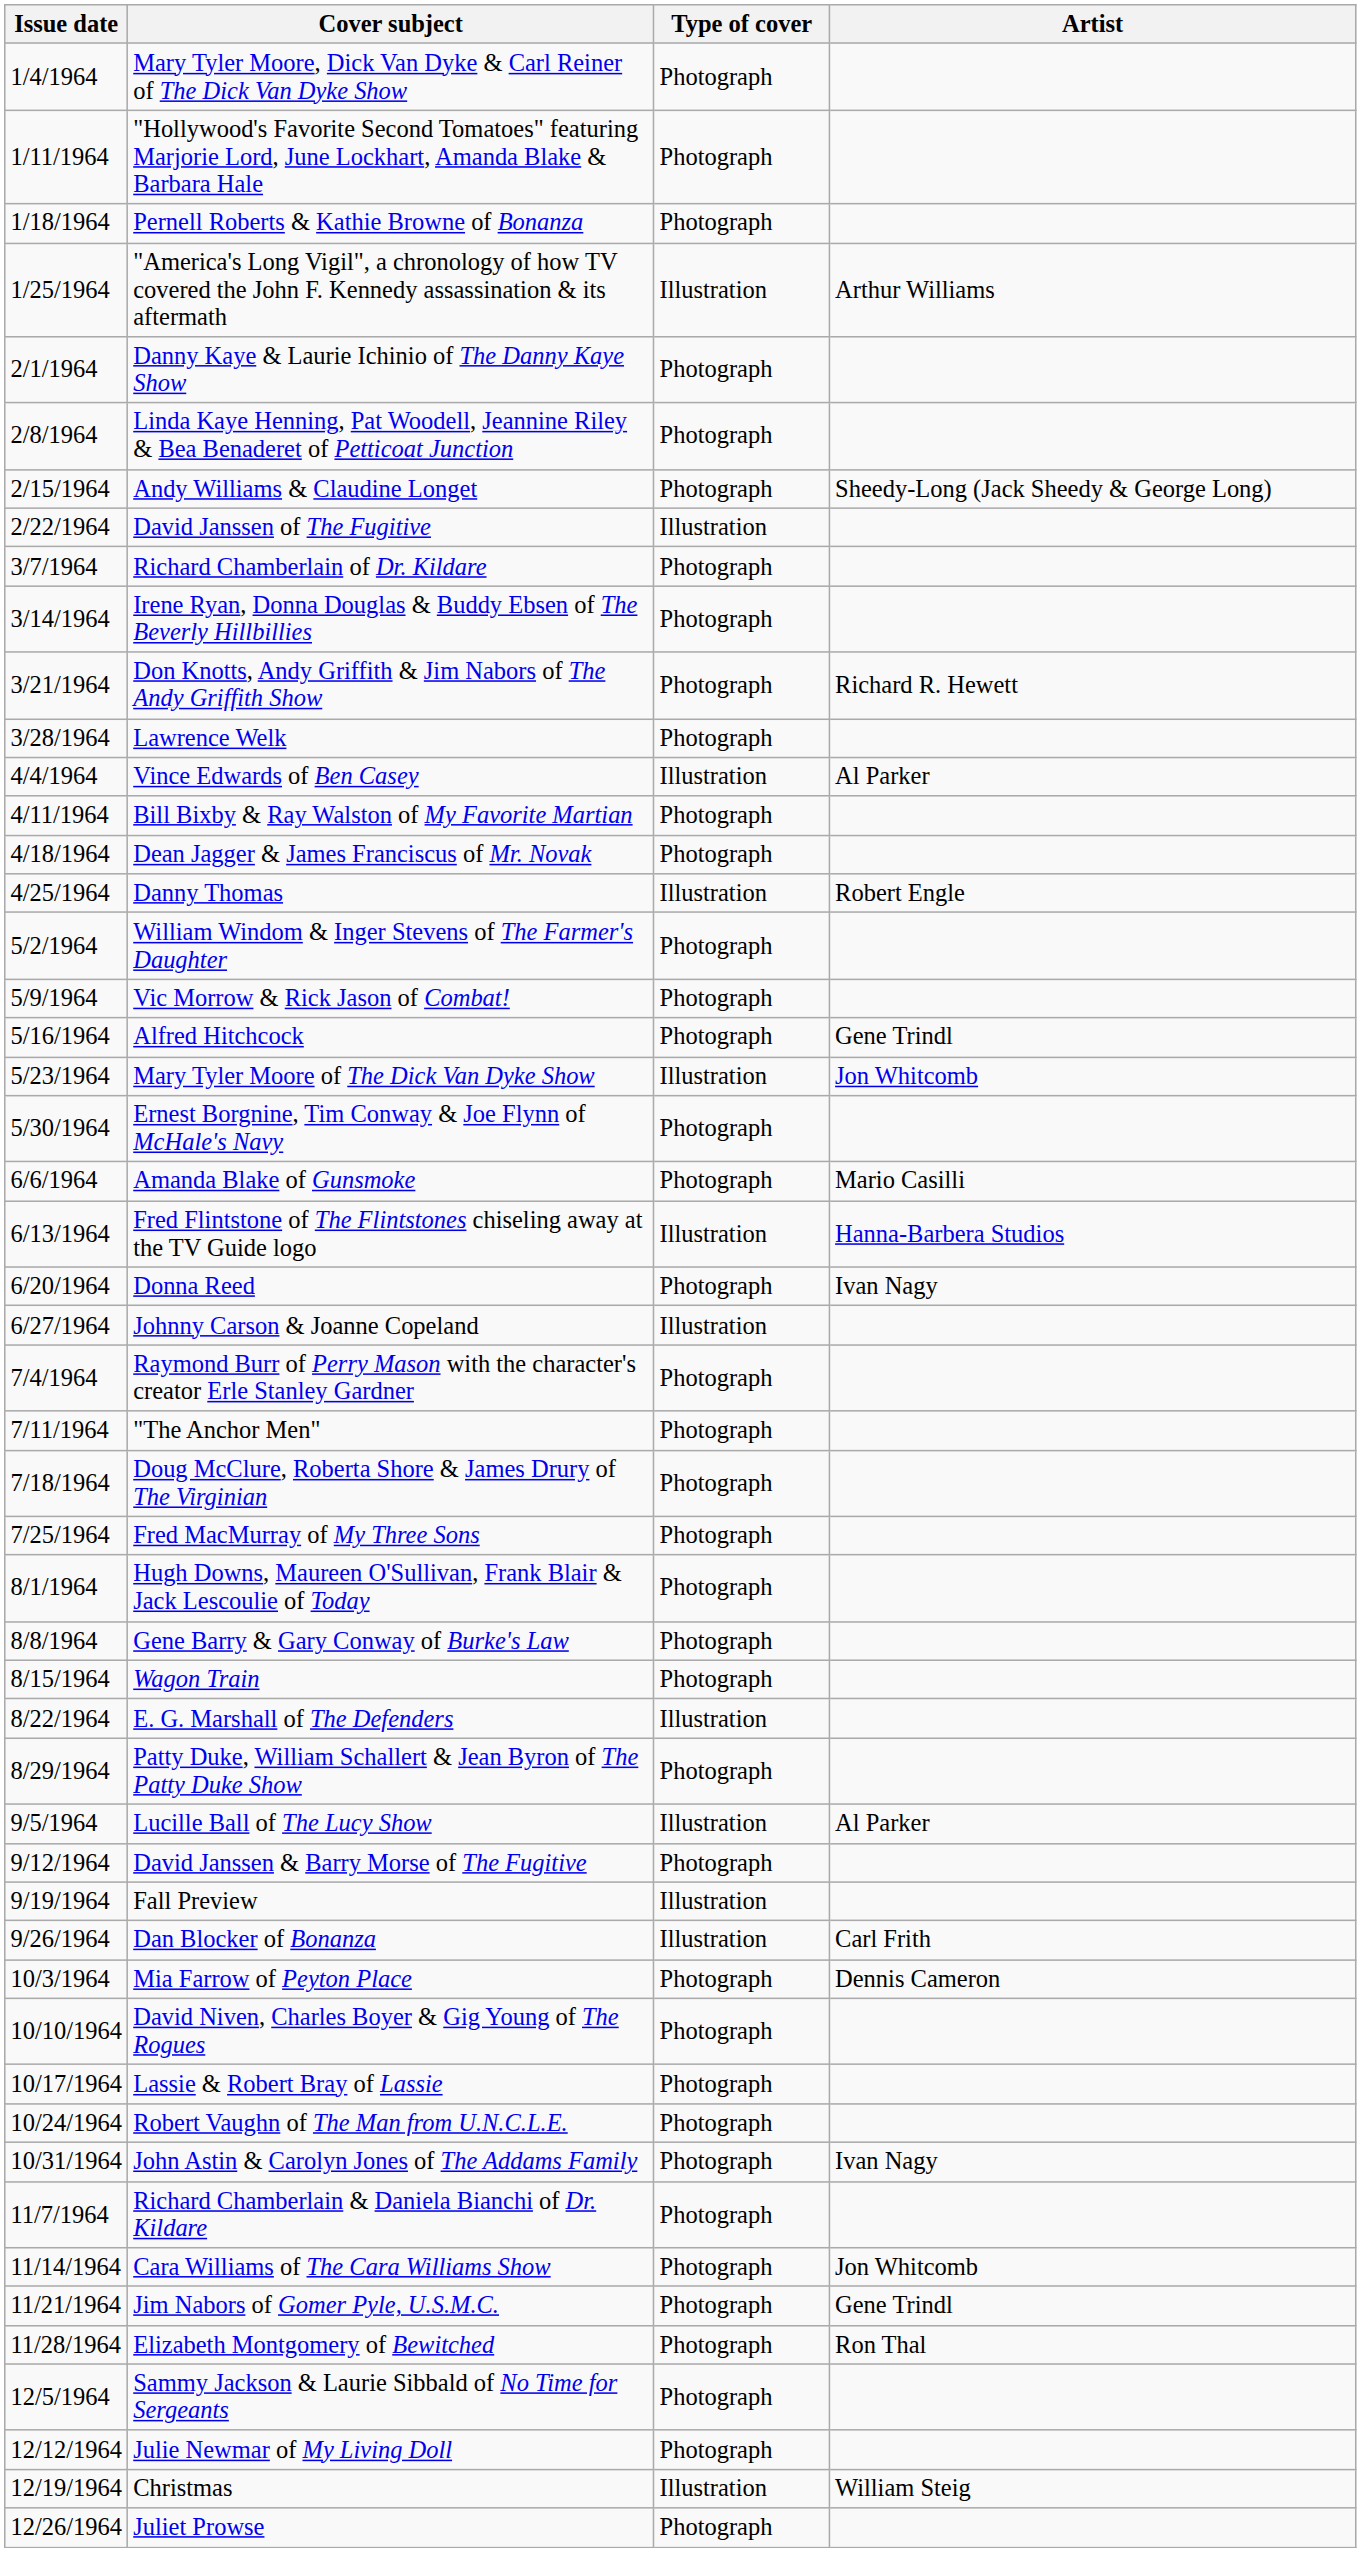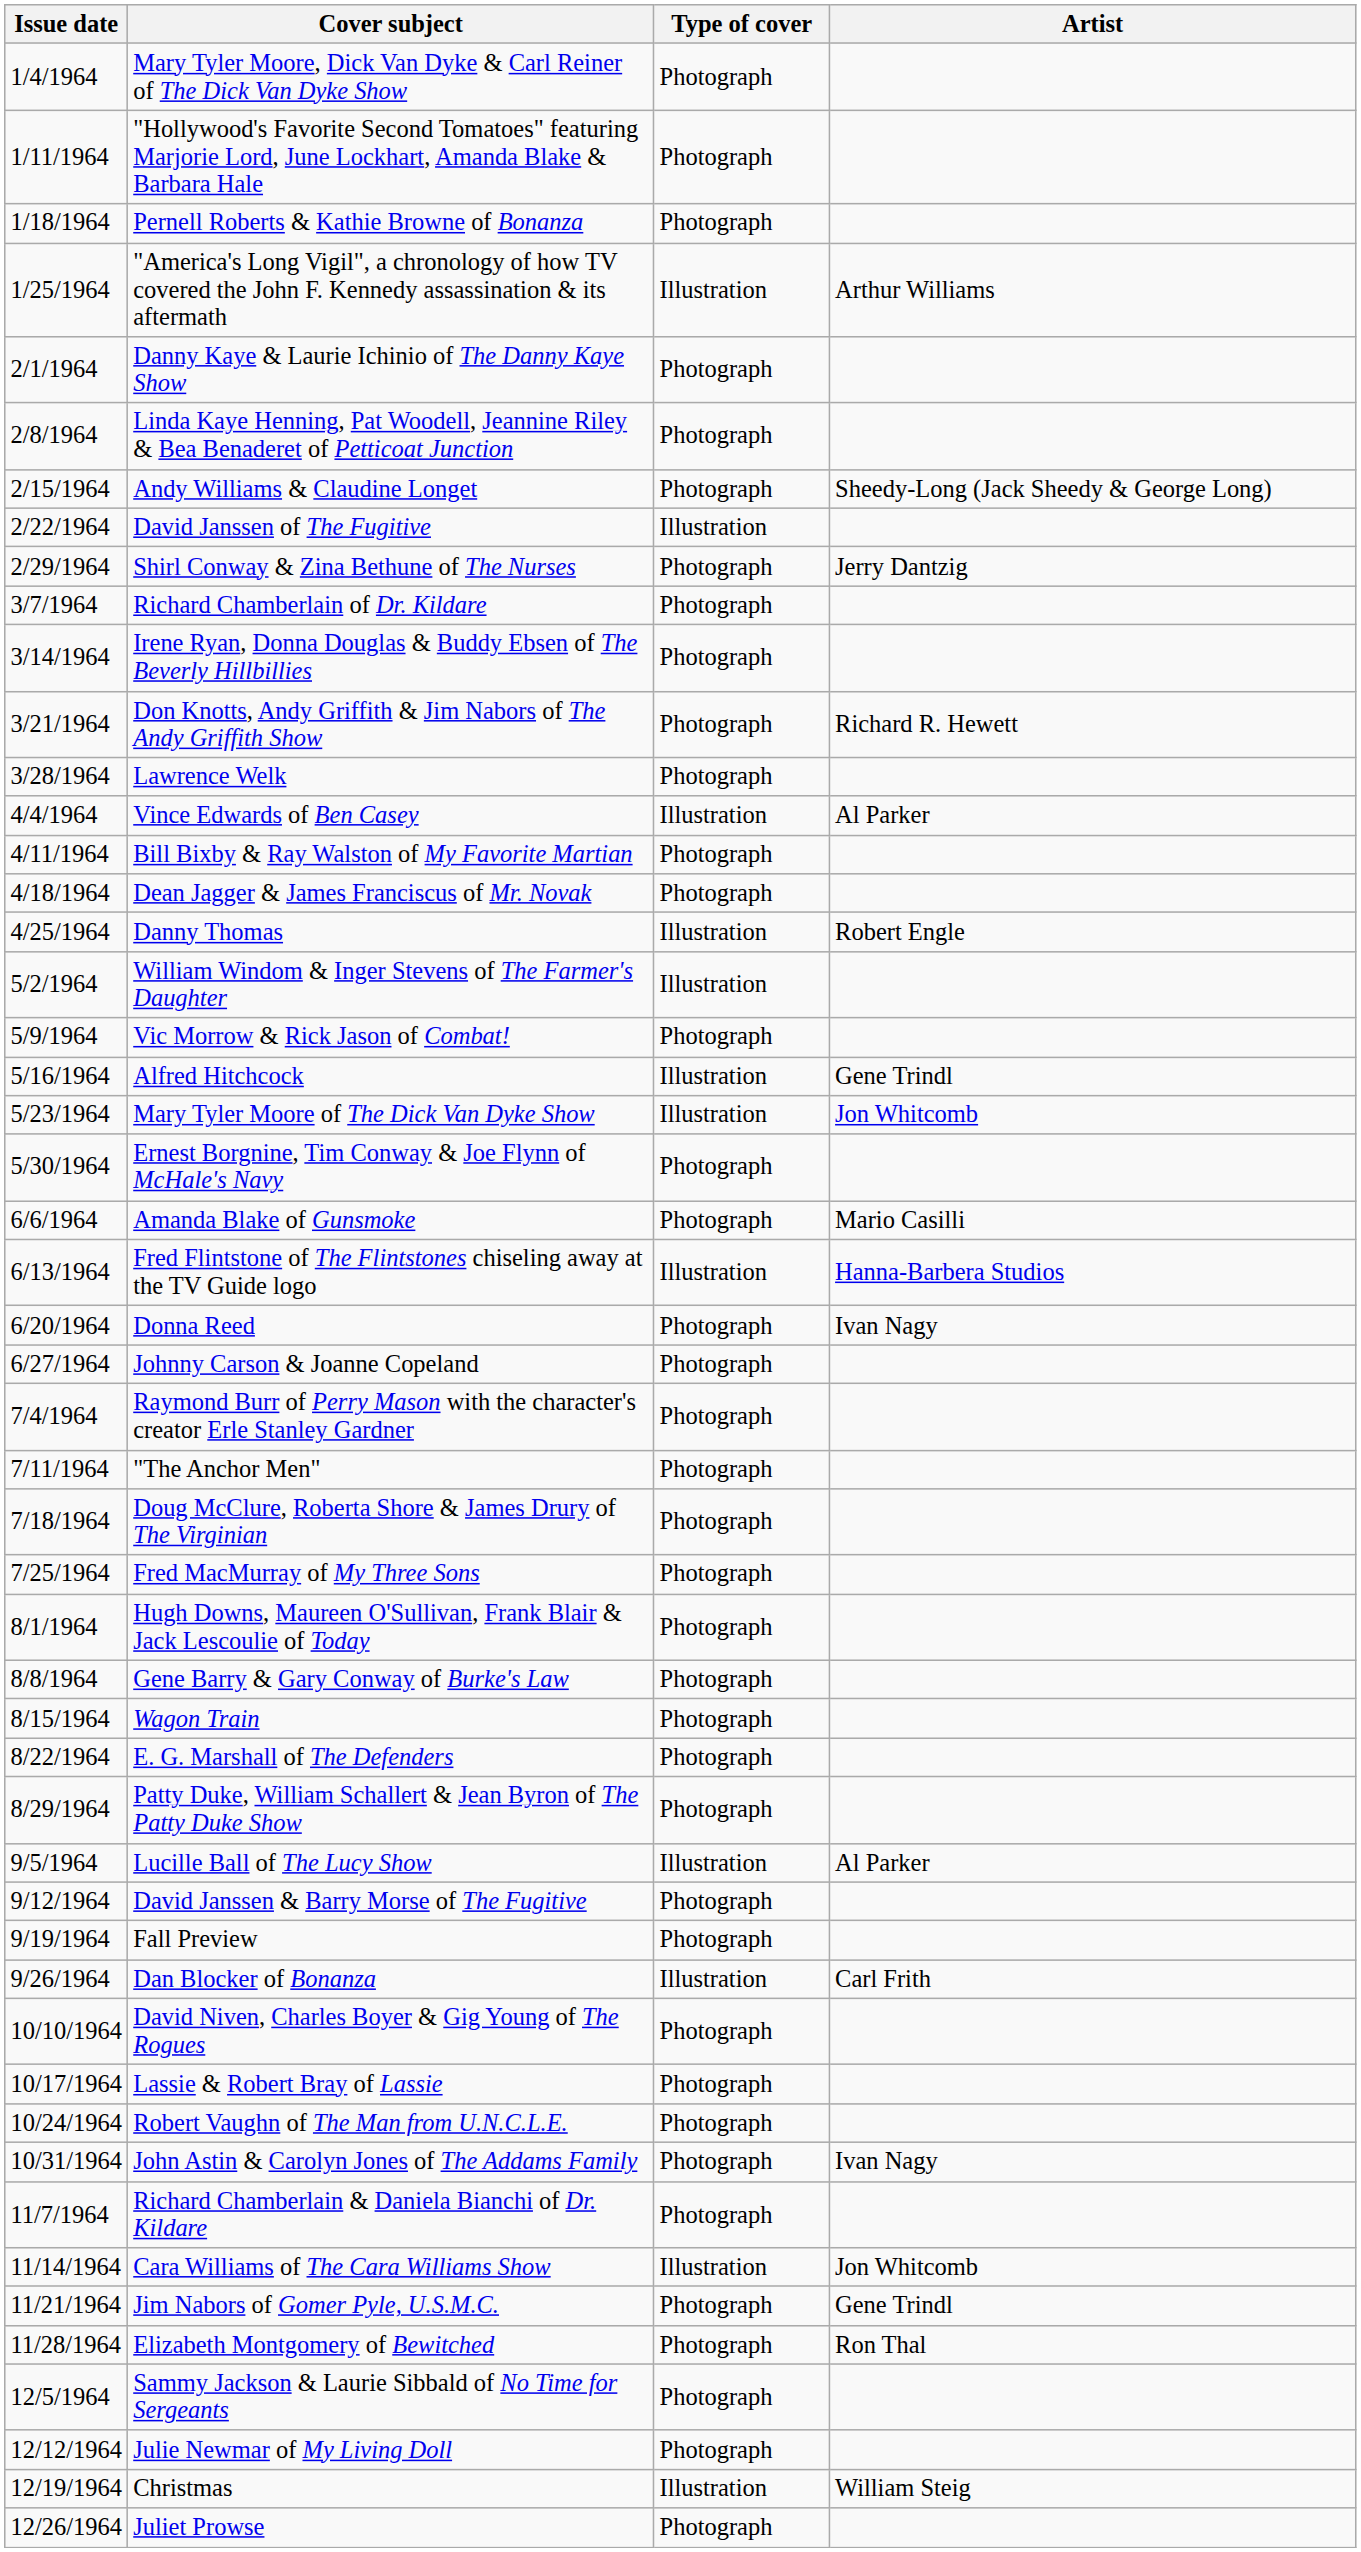+ row: (355, 566)
(716, 945) Photograph -> (713, 984) Illustration
(716, 1036) Photograph -> (713, 1075) Illustration
(713, 1324) Illustration -> (716, 1363) Photograph
(713, 1718) Illustration -> (716, 1757) Photograph
(713, 1901) Illustration -> (716, 1939) Photograph
- row: (273, 1978)
(716, 2266) Photograph -> (713, 2266) Illustration
